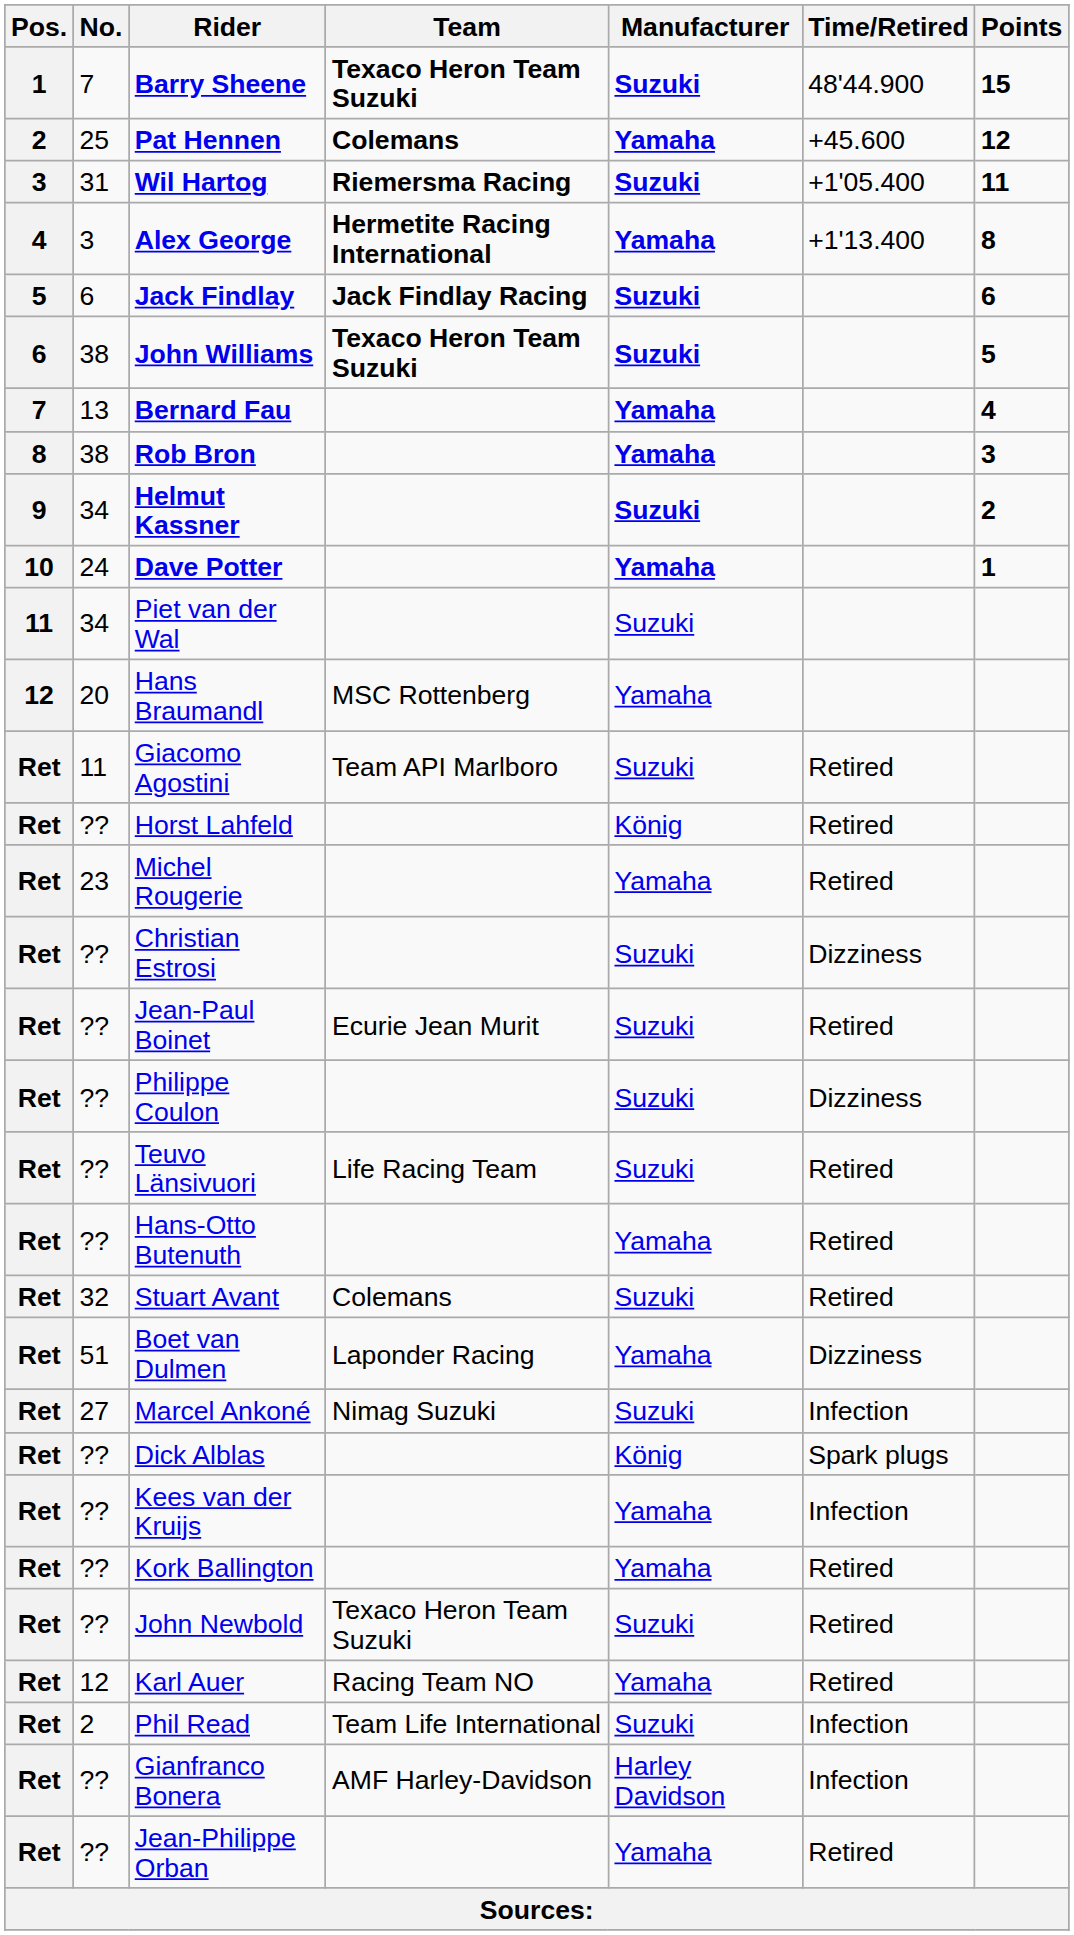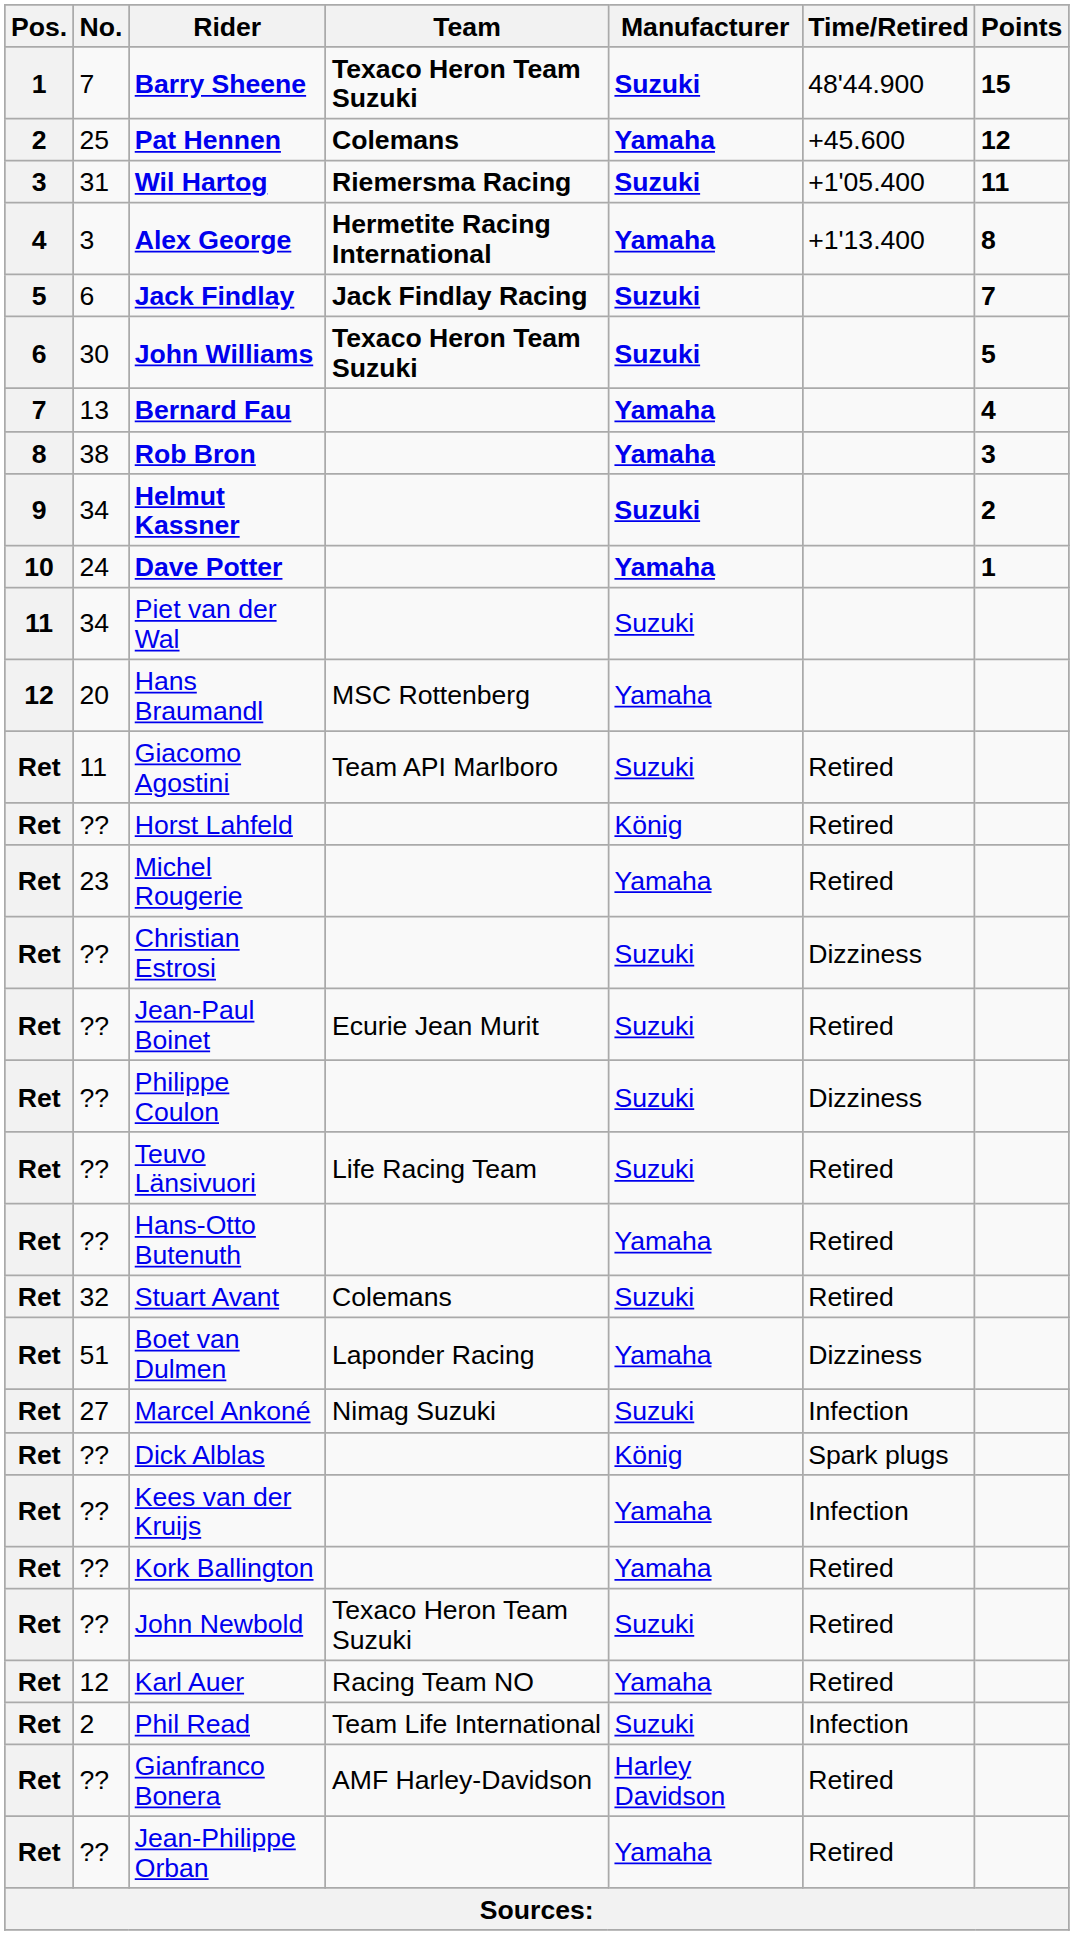(988, 296) 6 -> (988, 296) 7
(94, 353) 38 -> (94, 353) 30
(858, 1780) Infection -> (851, 1780) Retired
